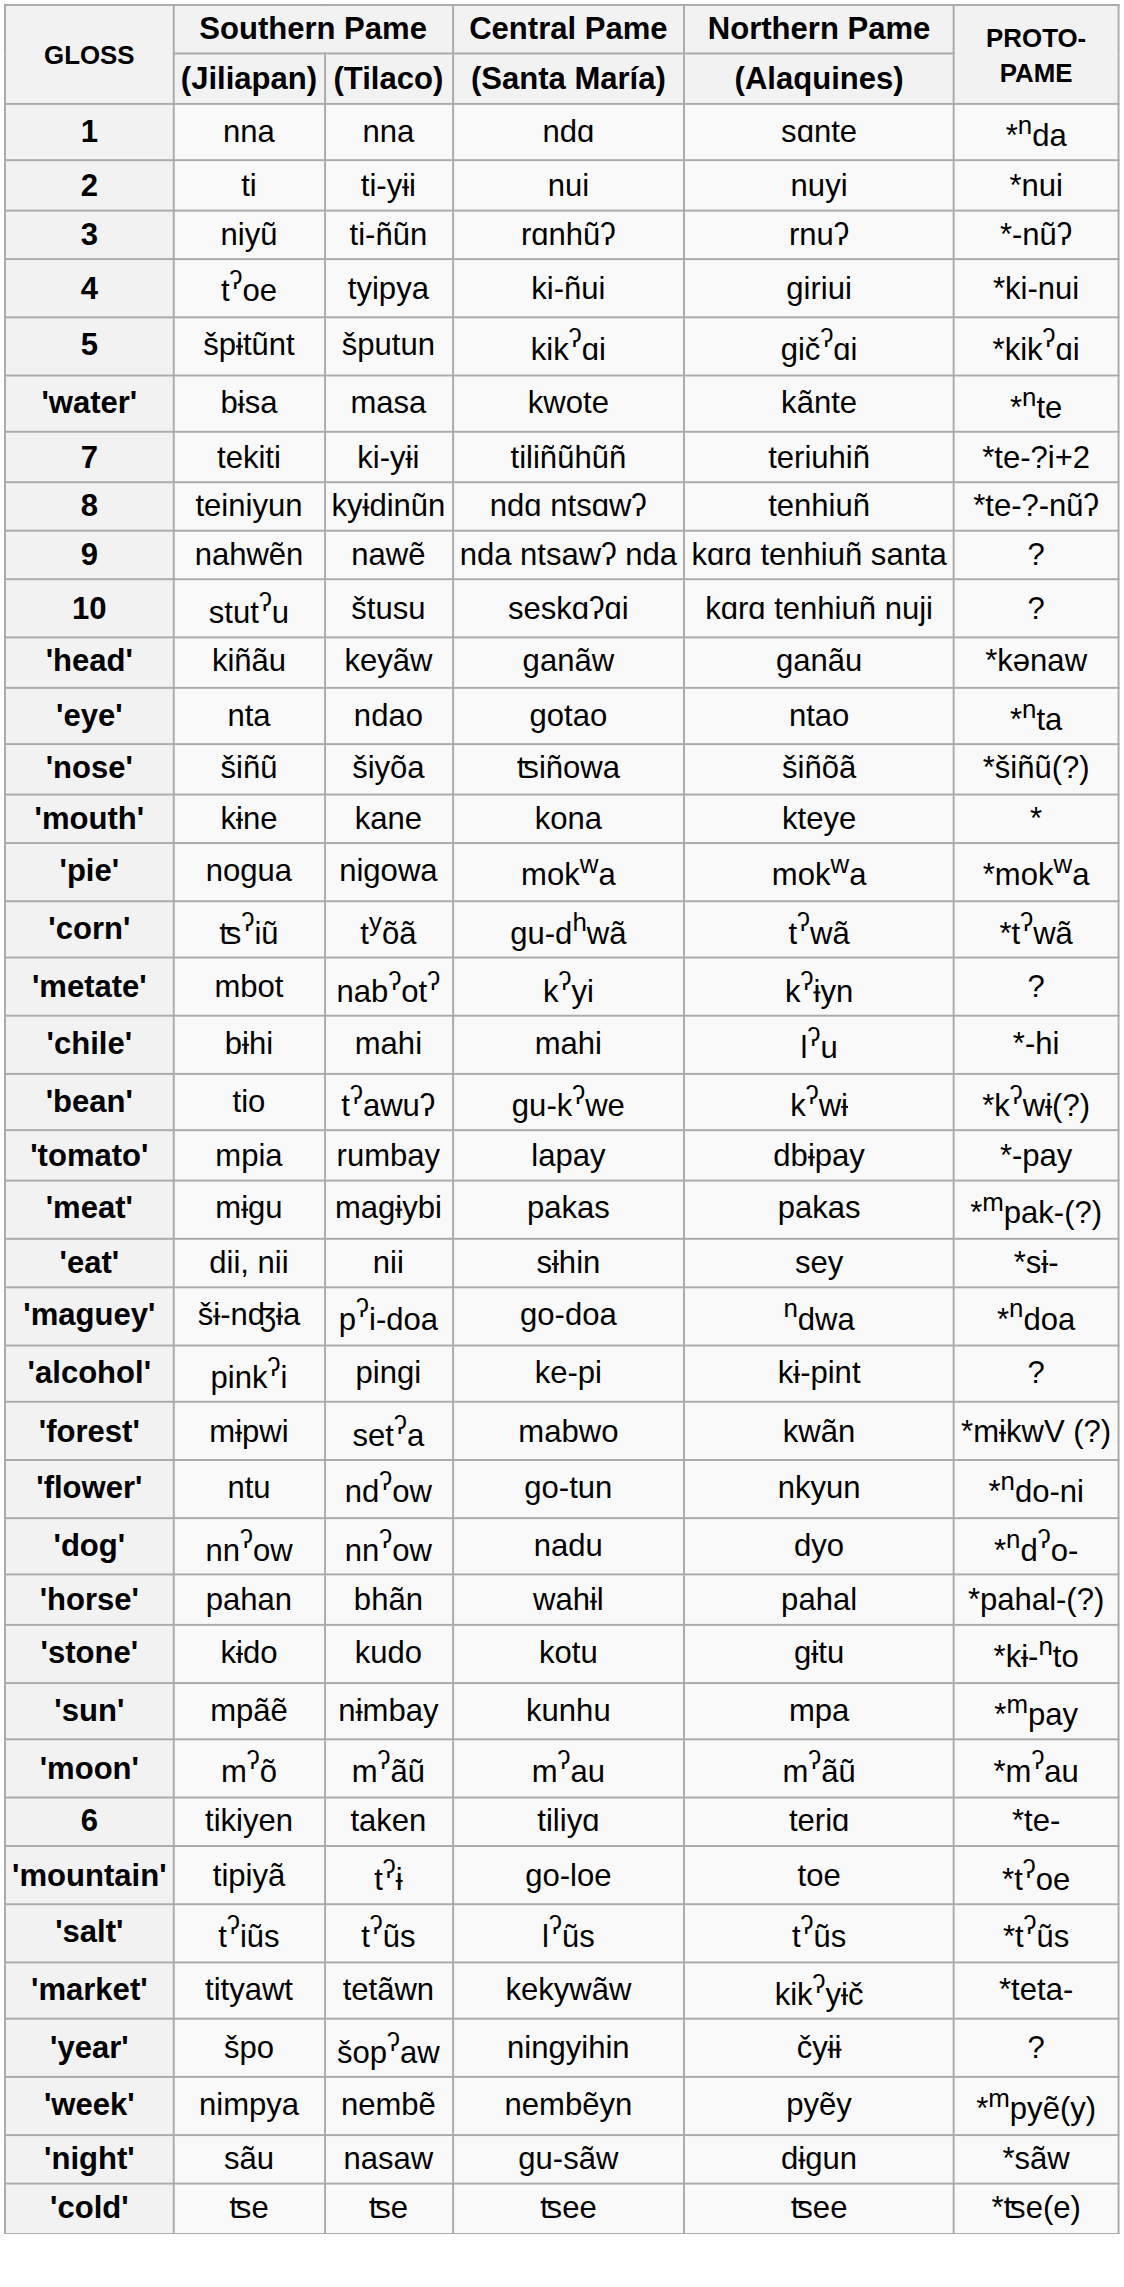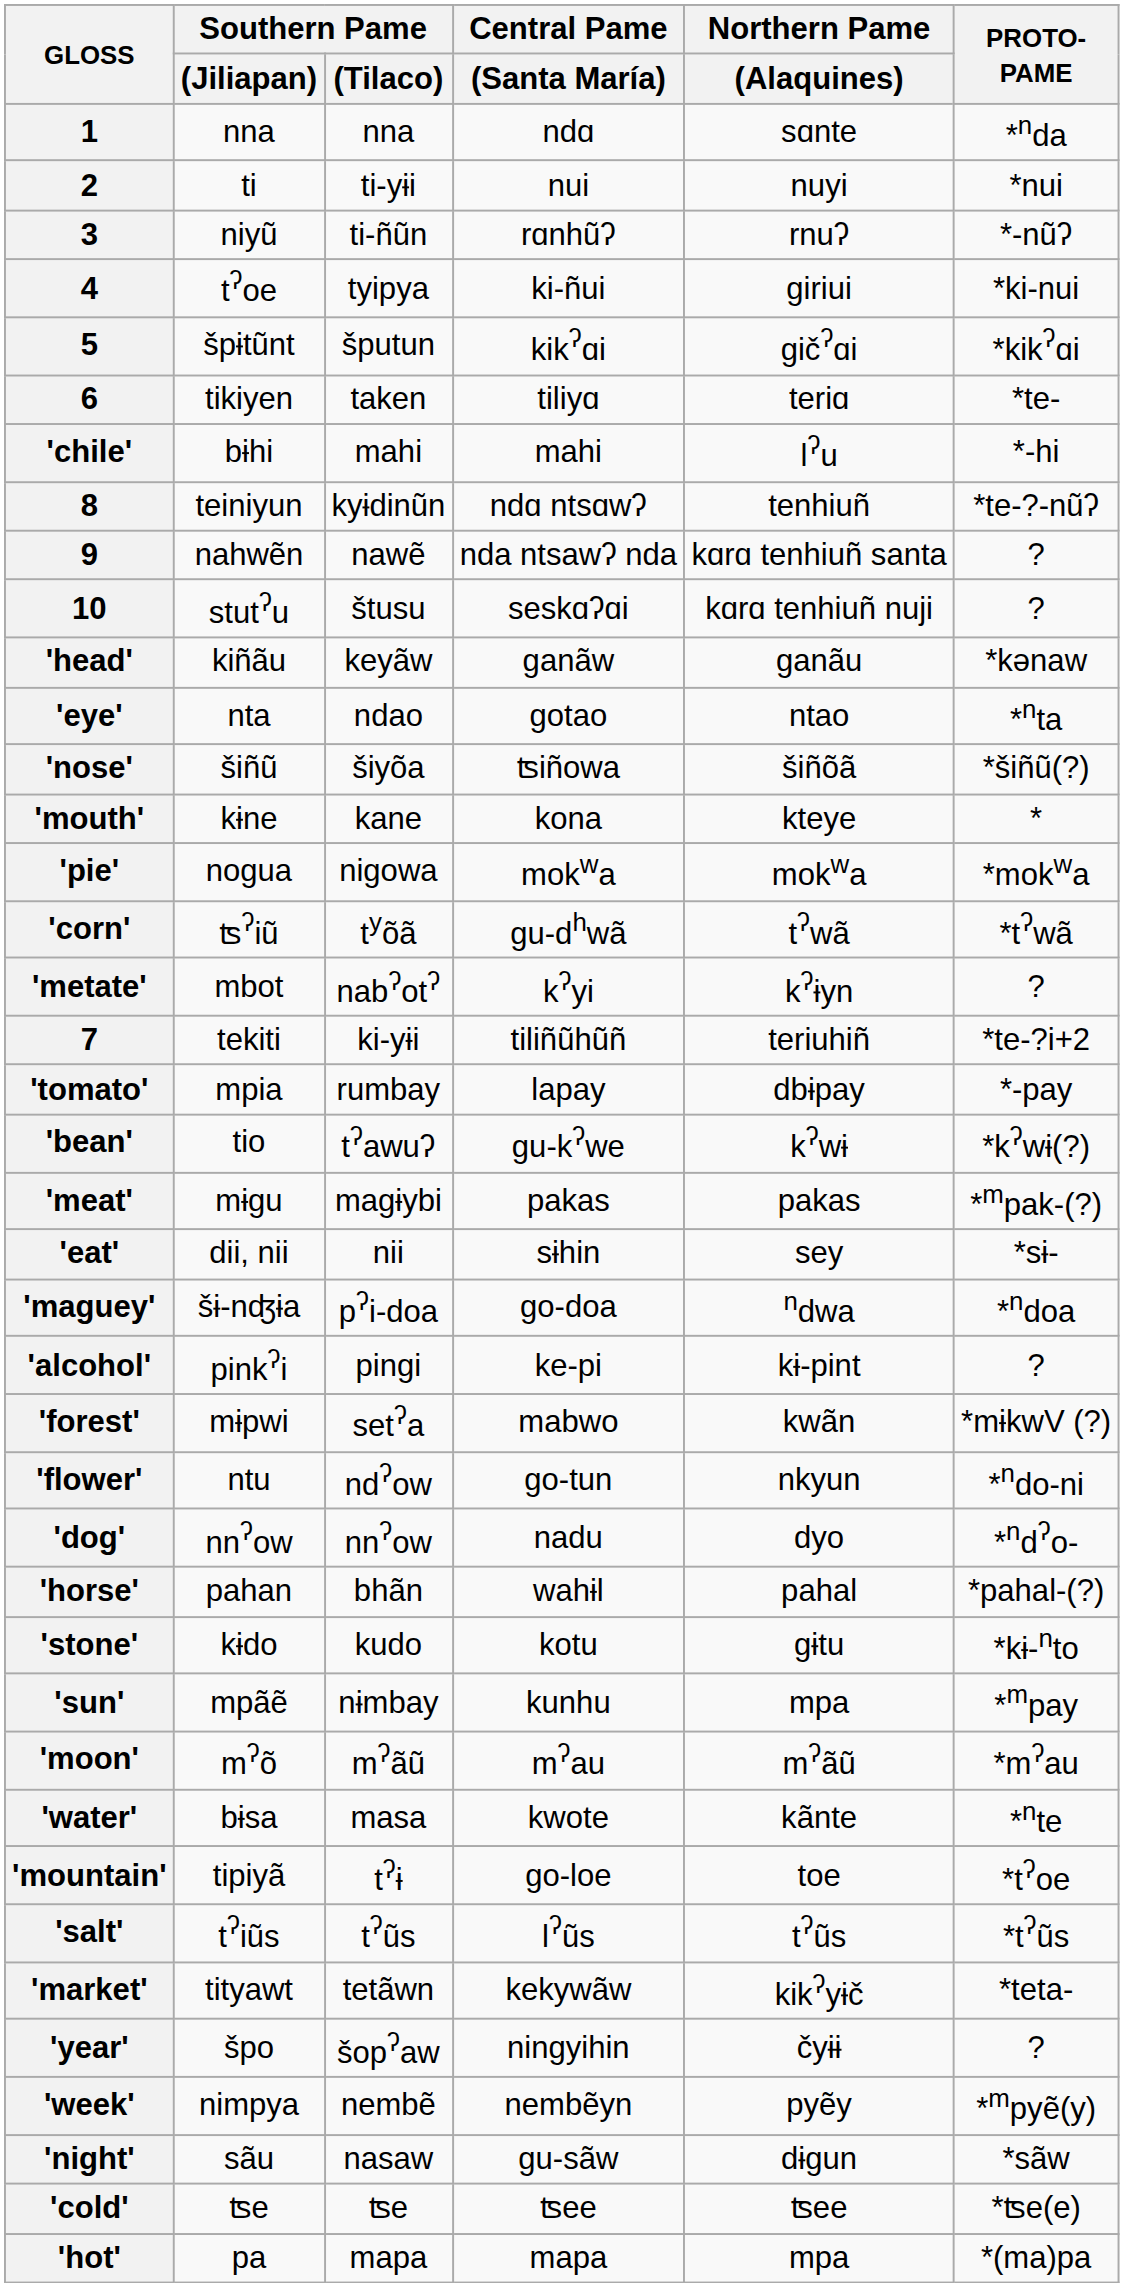rows swapped: (89, 1821) <-> (89, 403)
rows swapped: (89, 456) <-> (89, 1044)
rows swapped: (89, 1155) <-> (89, 1101)
+ row: (89, 2257)
